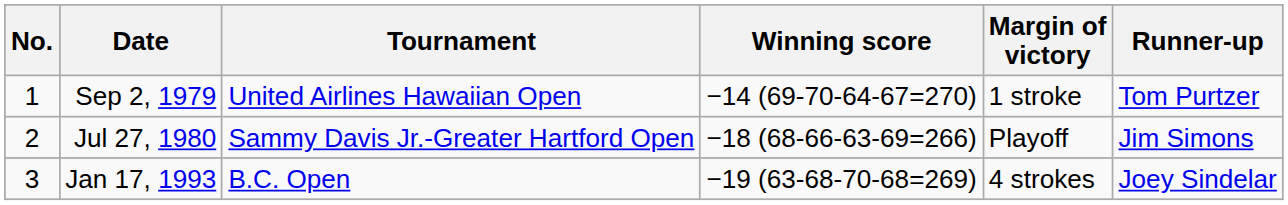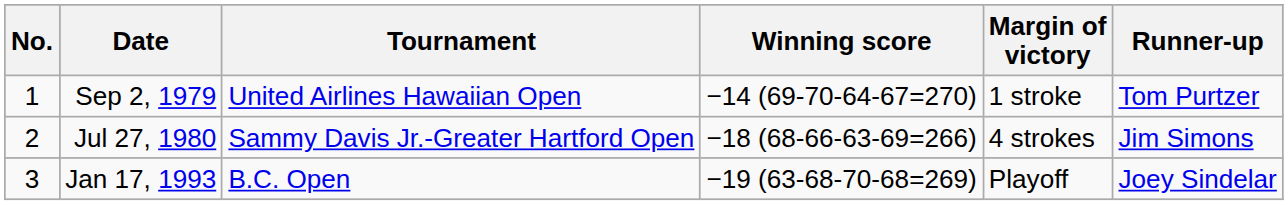(1029, 138) Playoff -> (1042, 138) 4 strokes
(1042, 179) 4 strokes -> (1029, 179) Playoff
